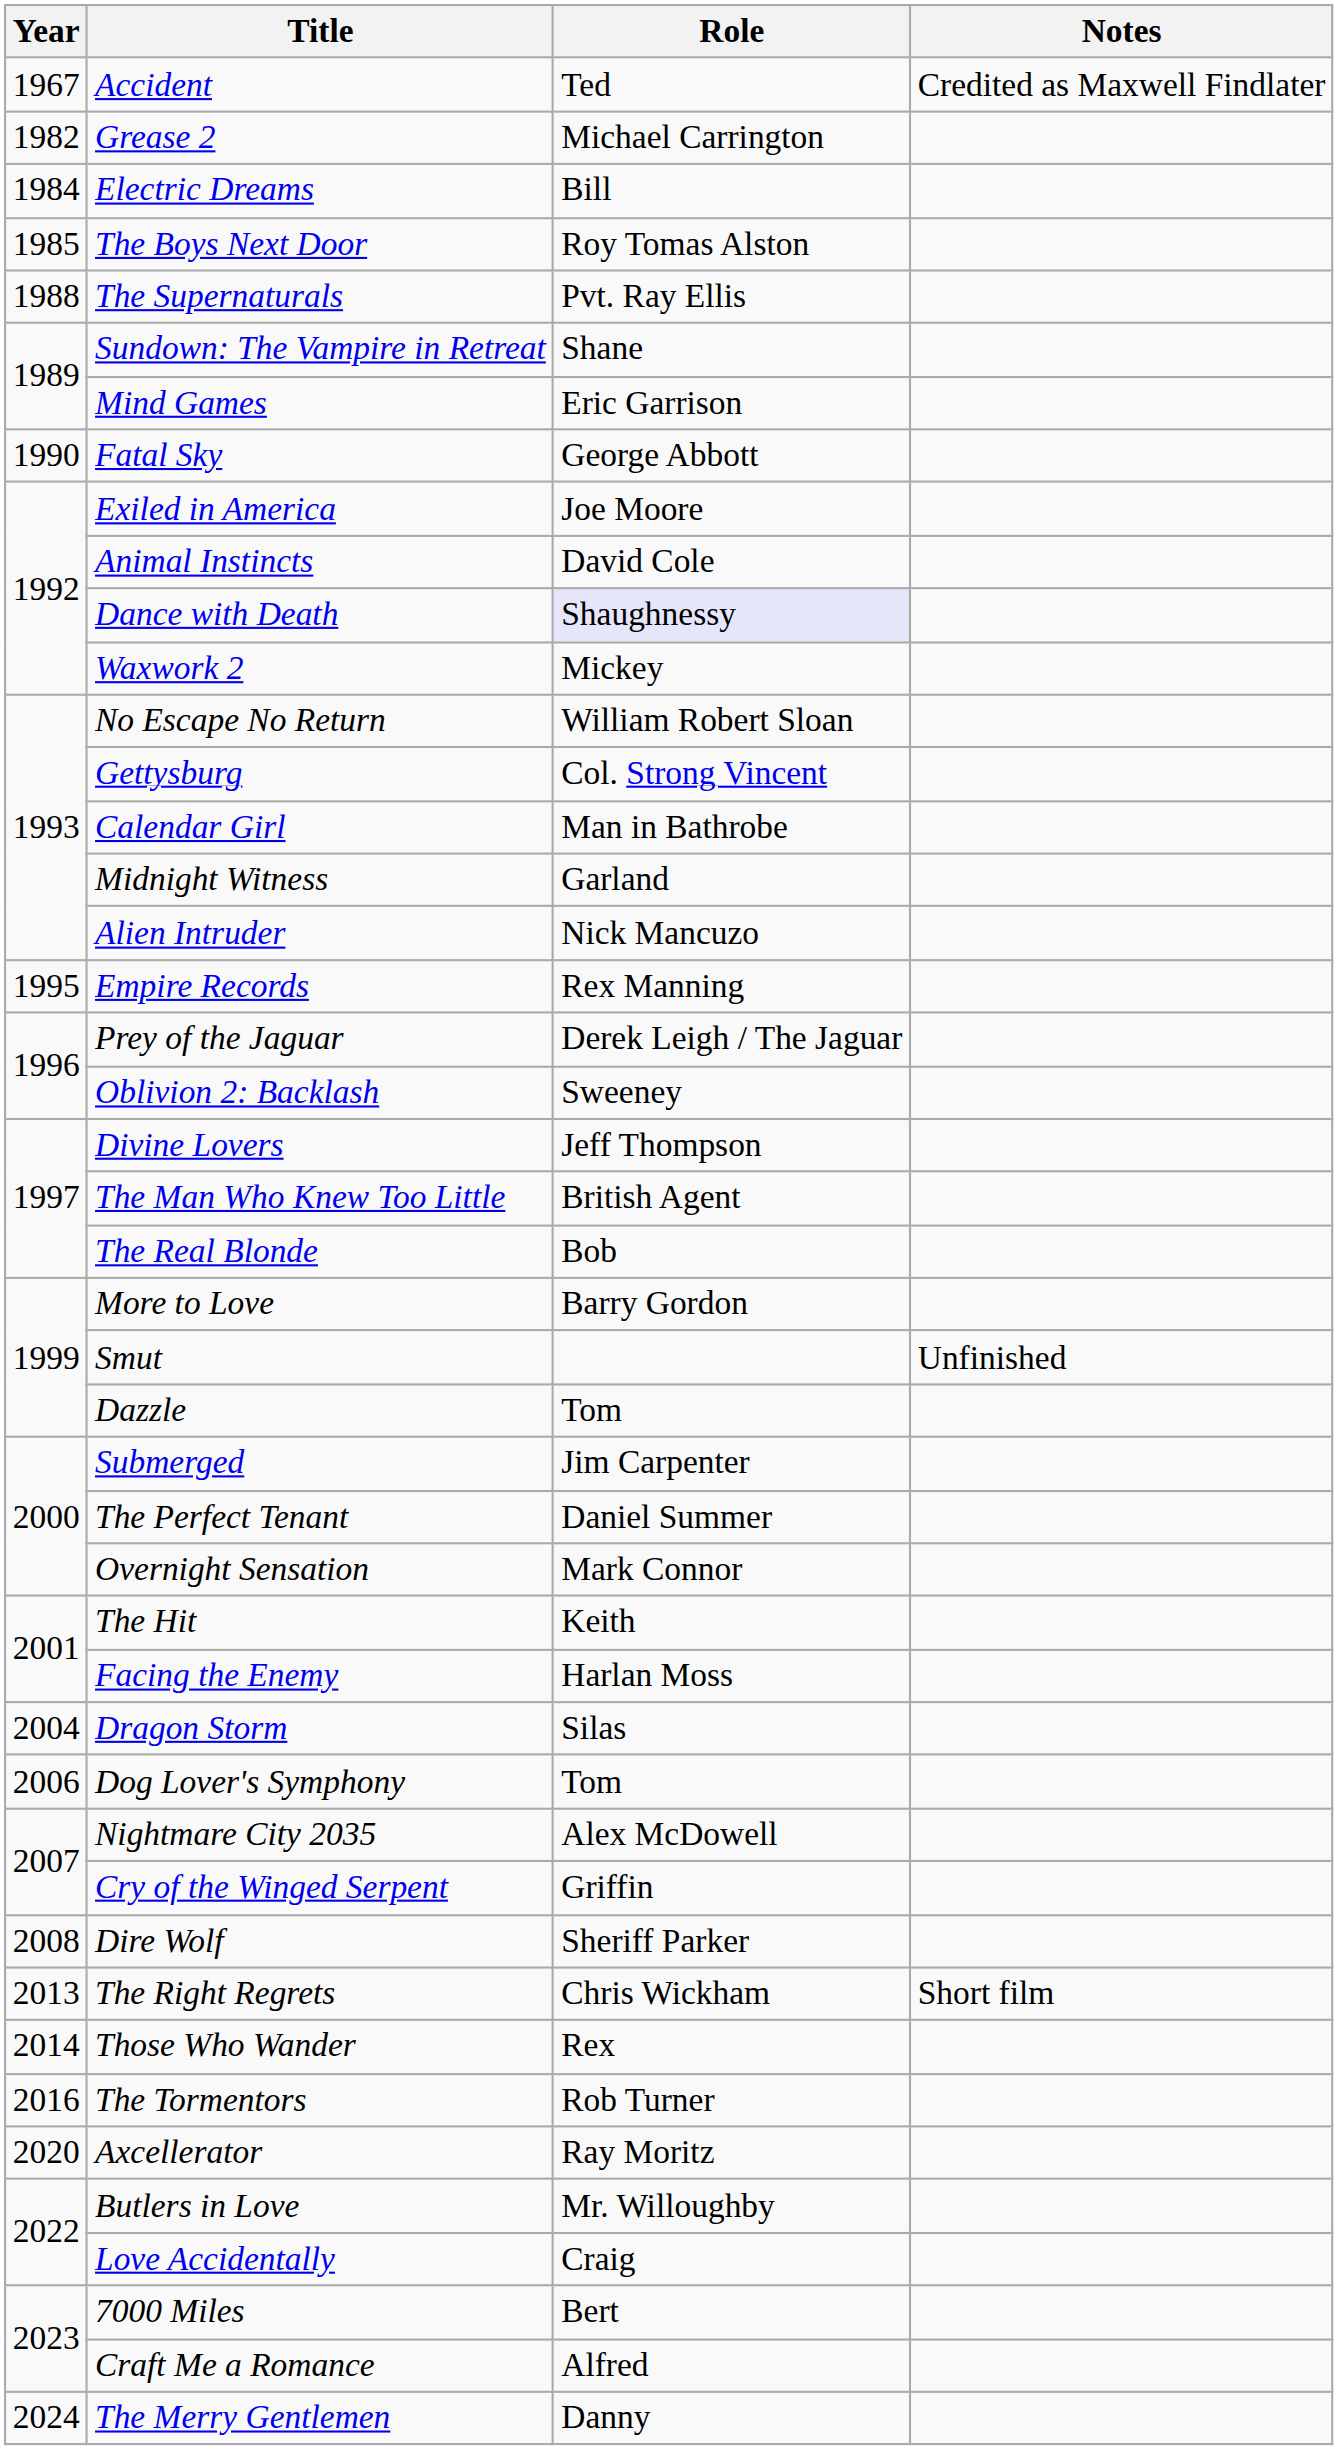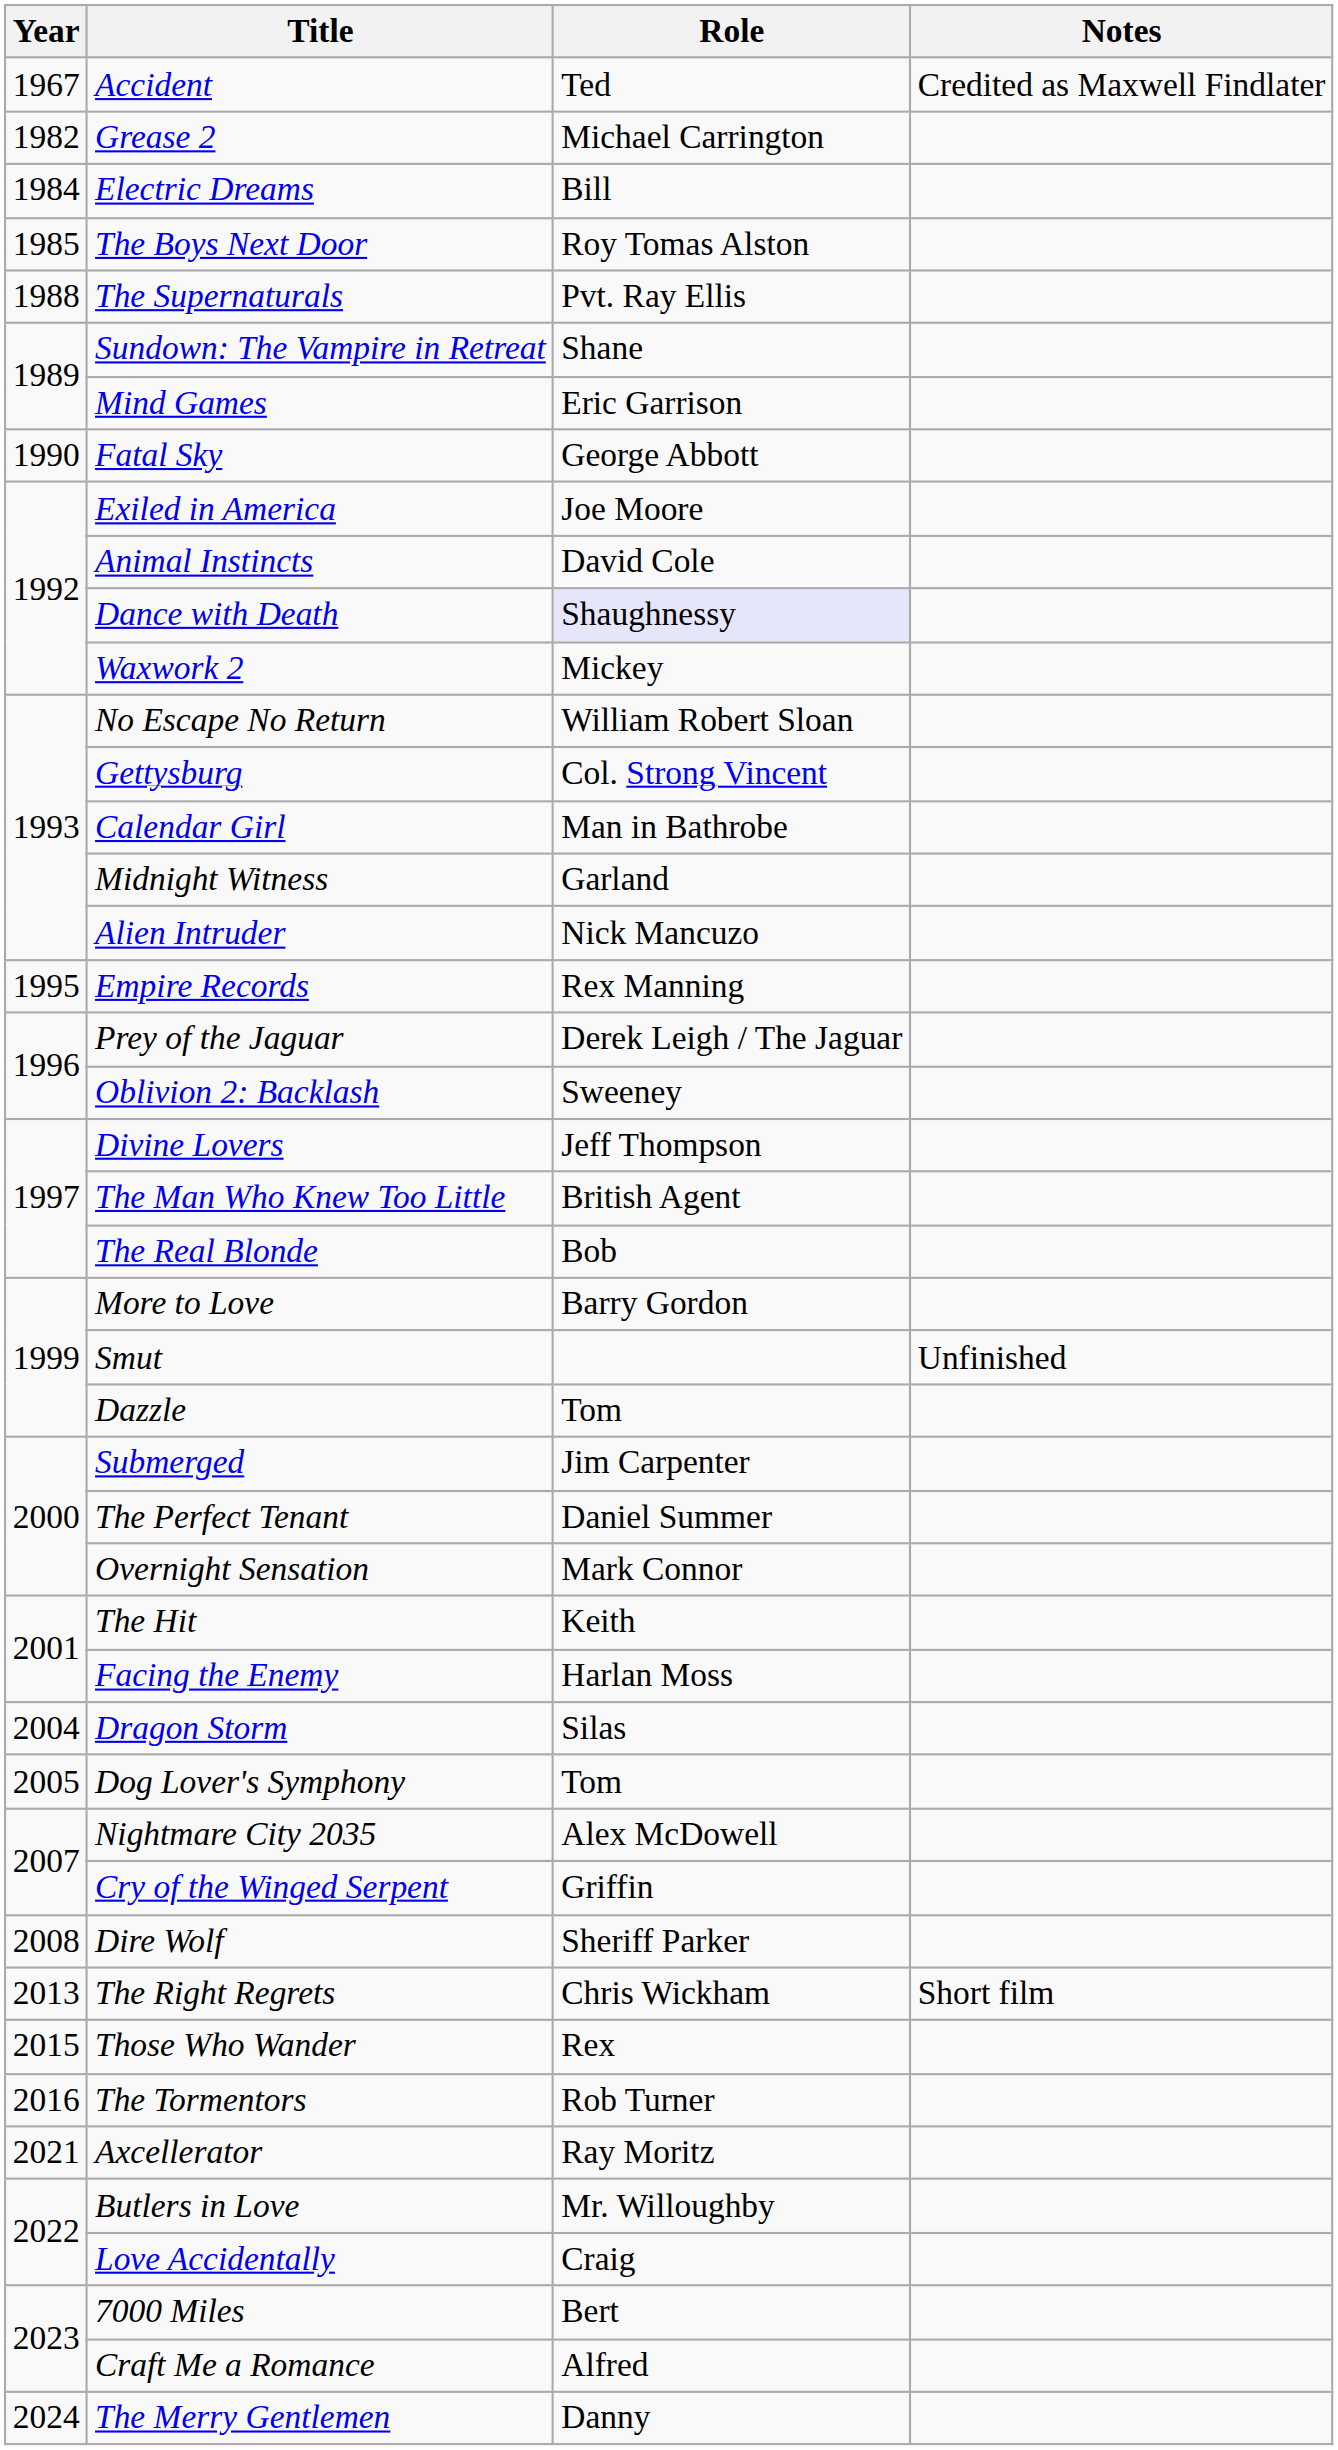(46, 1781) 2006 -> (46, 1781) 2005
(46, 2046) 2014 -> (46, 2046) 2015
(46, 2152) 2020 -> (46, 2152) 2021
